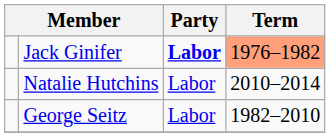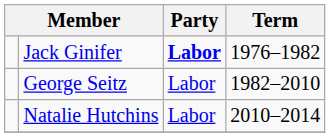(275, 52) lightsalmon background -> (275, 52) no background
rows swapped: (75, 115) <-> (91, 83)
